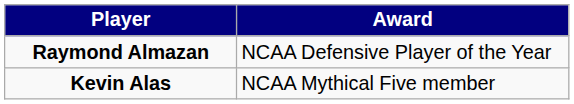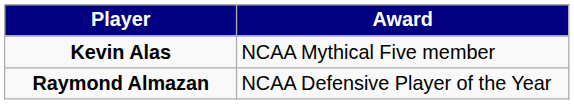rows swapped: (121, 83) <-> (121, 51)
